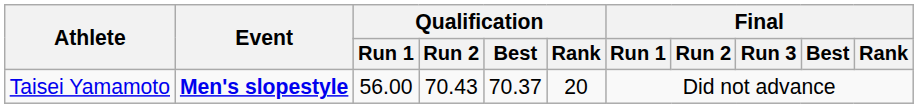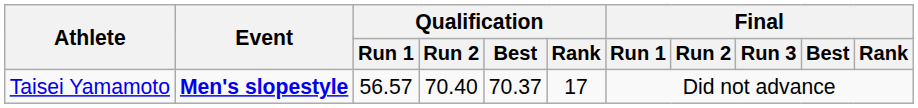(386, 87) 56.00 -> (386, 87) 56.57
(451, 87) 70.43 -> (451, 87) 70.40
(576, 87) 20 -> (576, 87) 17
